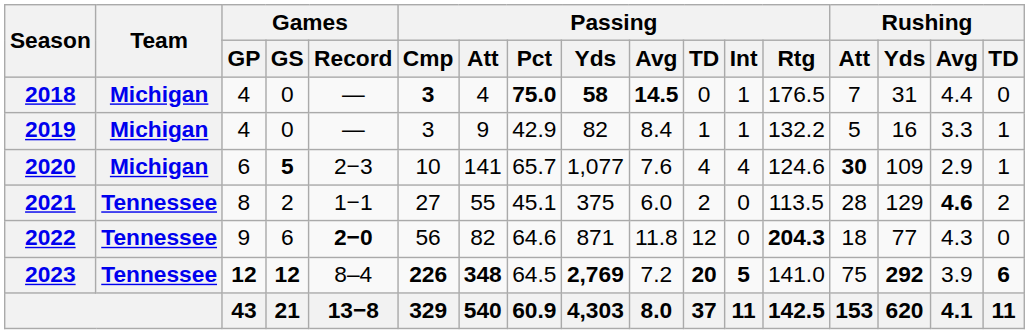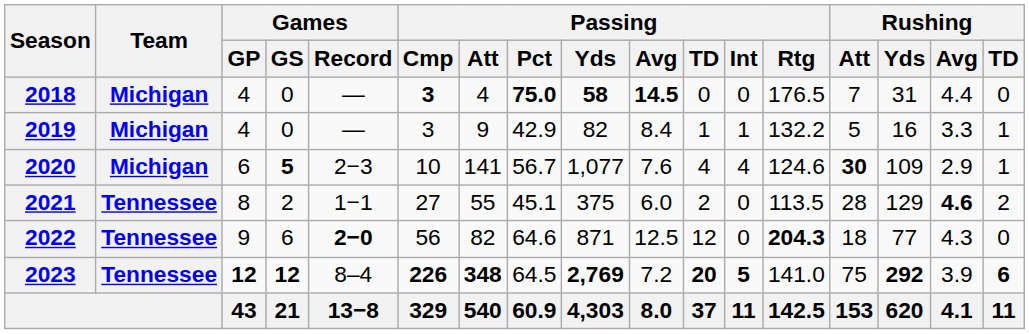(744, 94) 1 -> (744, 94) 0
(534, 166) 65.7 -> (534, 166) 56.7
(656, 238) 11.8 -> (656, 238) 12.5
